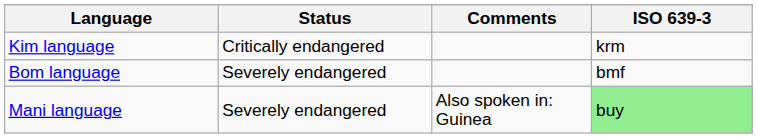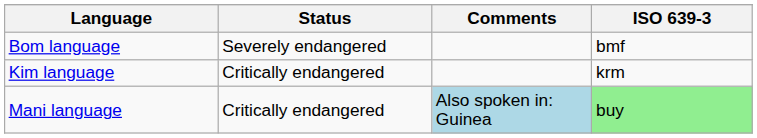rows swapped: (64, 73) <-> (61, 46)
(304, 110) Severely endangered -> (303, 110) Critically endangered
(494, 110) no background -> (494, 110) lightblue background
